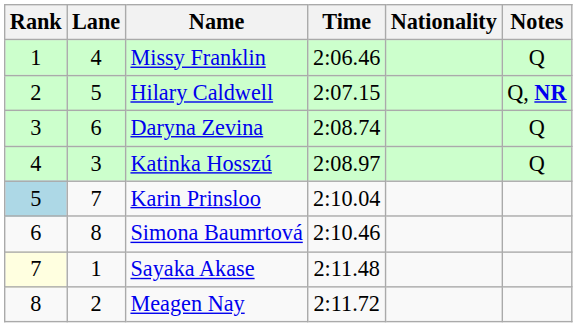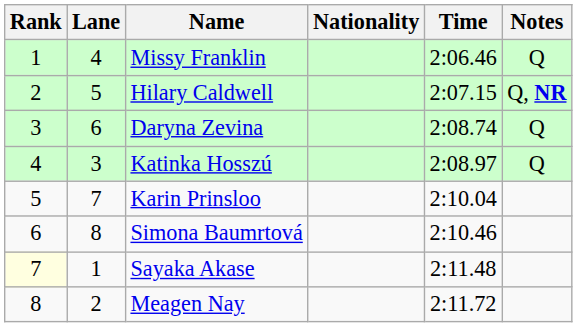columns swapped: (444, 22) <-> (347, 22)
(36, 198) lightblue background -> (36, 198) no background
